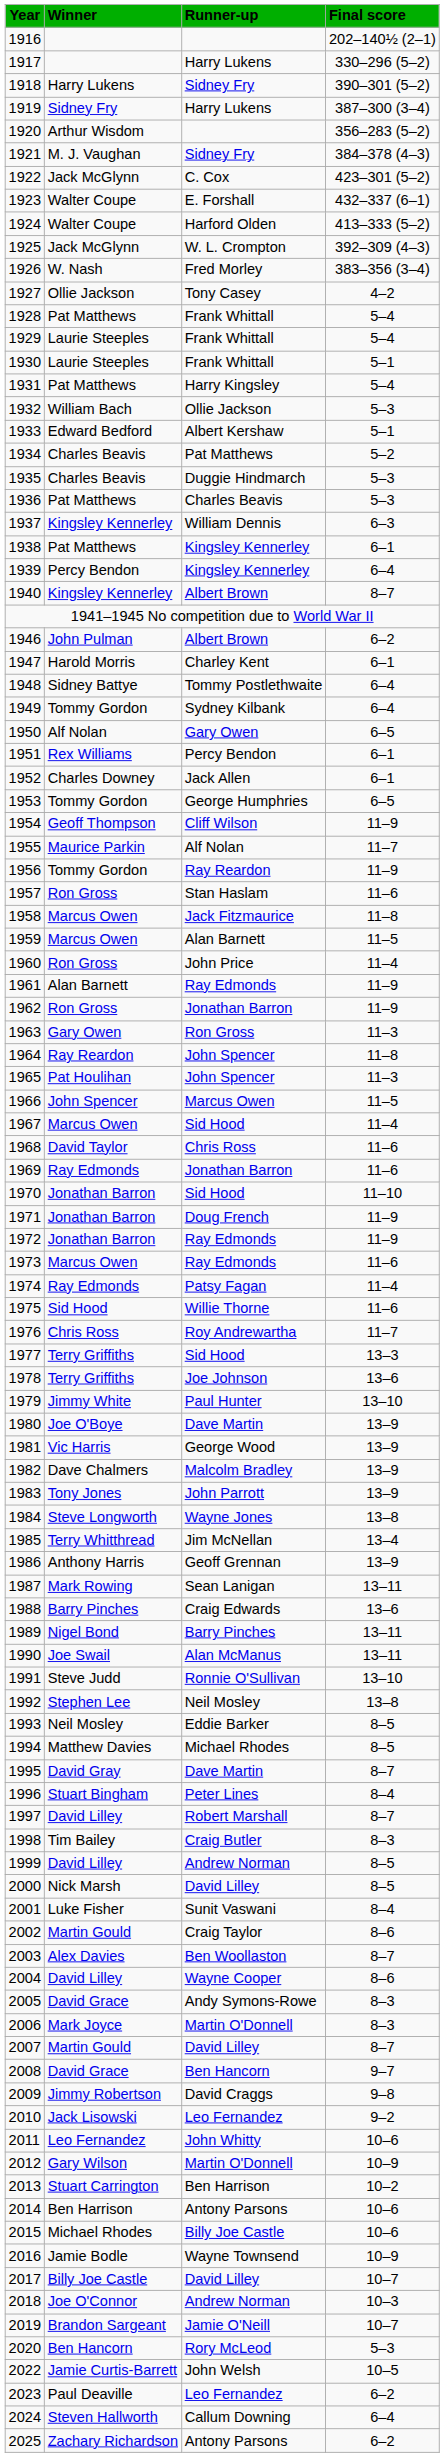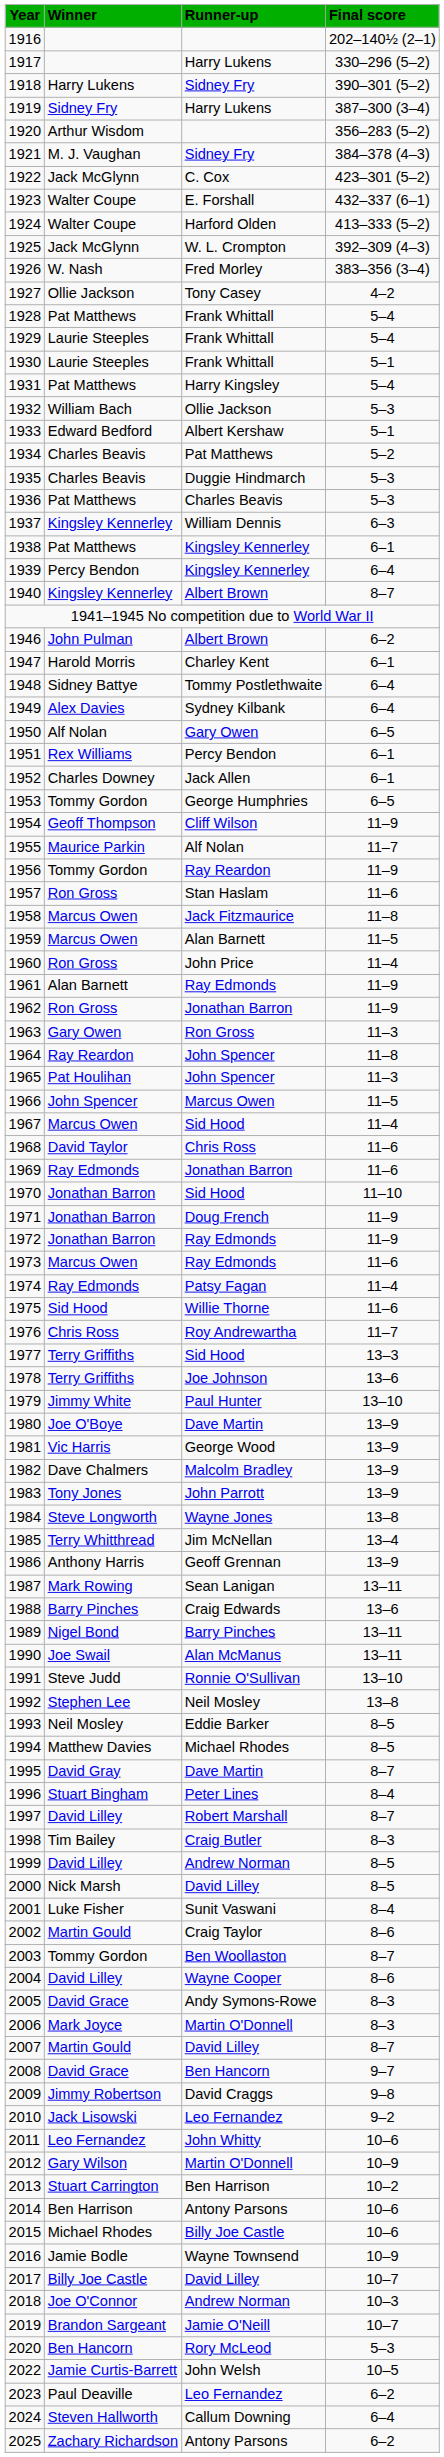(97, 708) Tommy Gordon -> (86, 708) Alex Davies
(86, 1955) Alex Davies -> (97, 1955) Tommy Gordon
